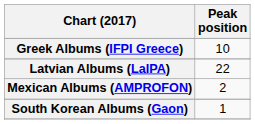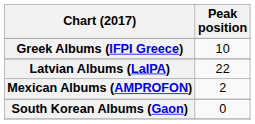(223, 108) 1 -> (223, 108) 0
